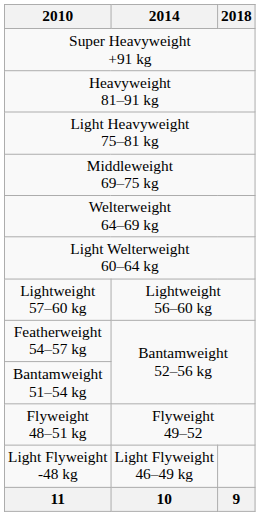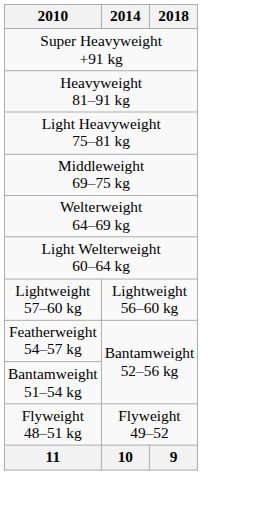- row: (58, 466)
